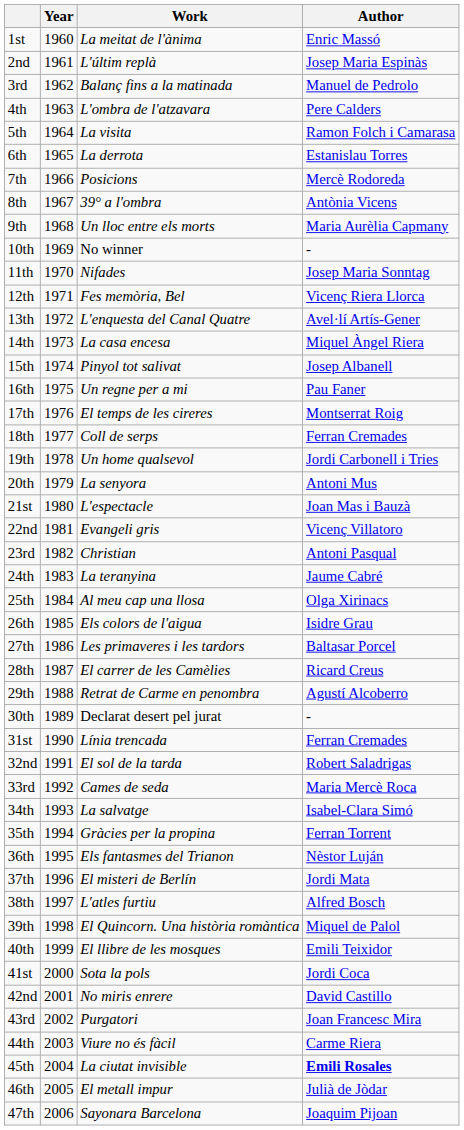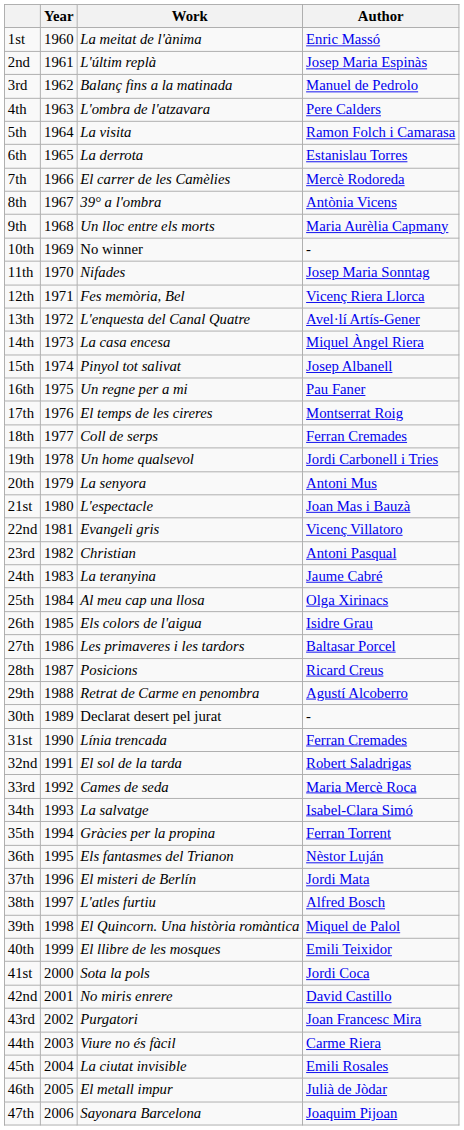(109, 179) Posicions -> (155, 179) El carrer de les Camèlies
(155, 669) El carrer de les Camèlies -> (109, 669) Posicions
(349, 1066) bold -> (347, 1066) normal
